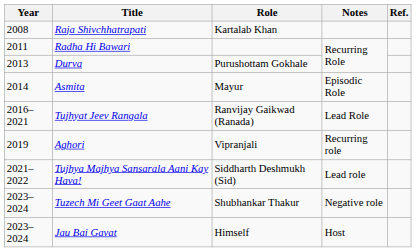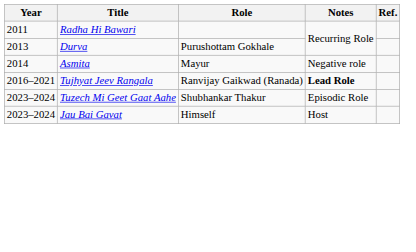- row: (100, 30)
(343, 87) Episodic Role -> (337, 64) Negative role
(347, 116) normal -> (331, 81) bold
- row: (70, 145)
- row: (131, 174)
(354, 203) Negative role -> (338, 98) Episodic Role
